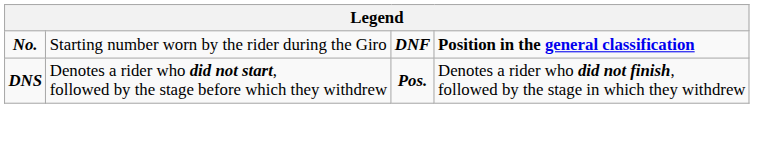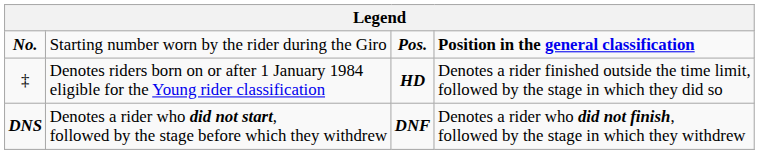(413, 44) DNF -> (413, 44) Pos.
+ row: (25, 80)
(413, 80) Pos. -> (413, 126) DNF
